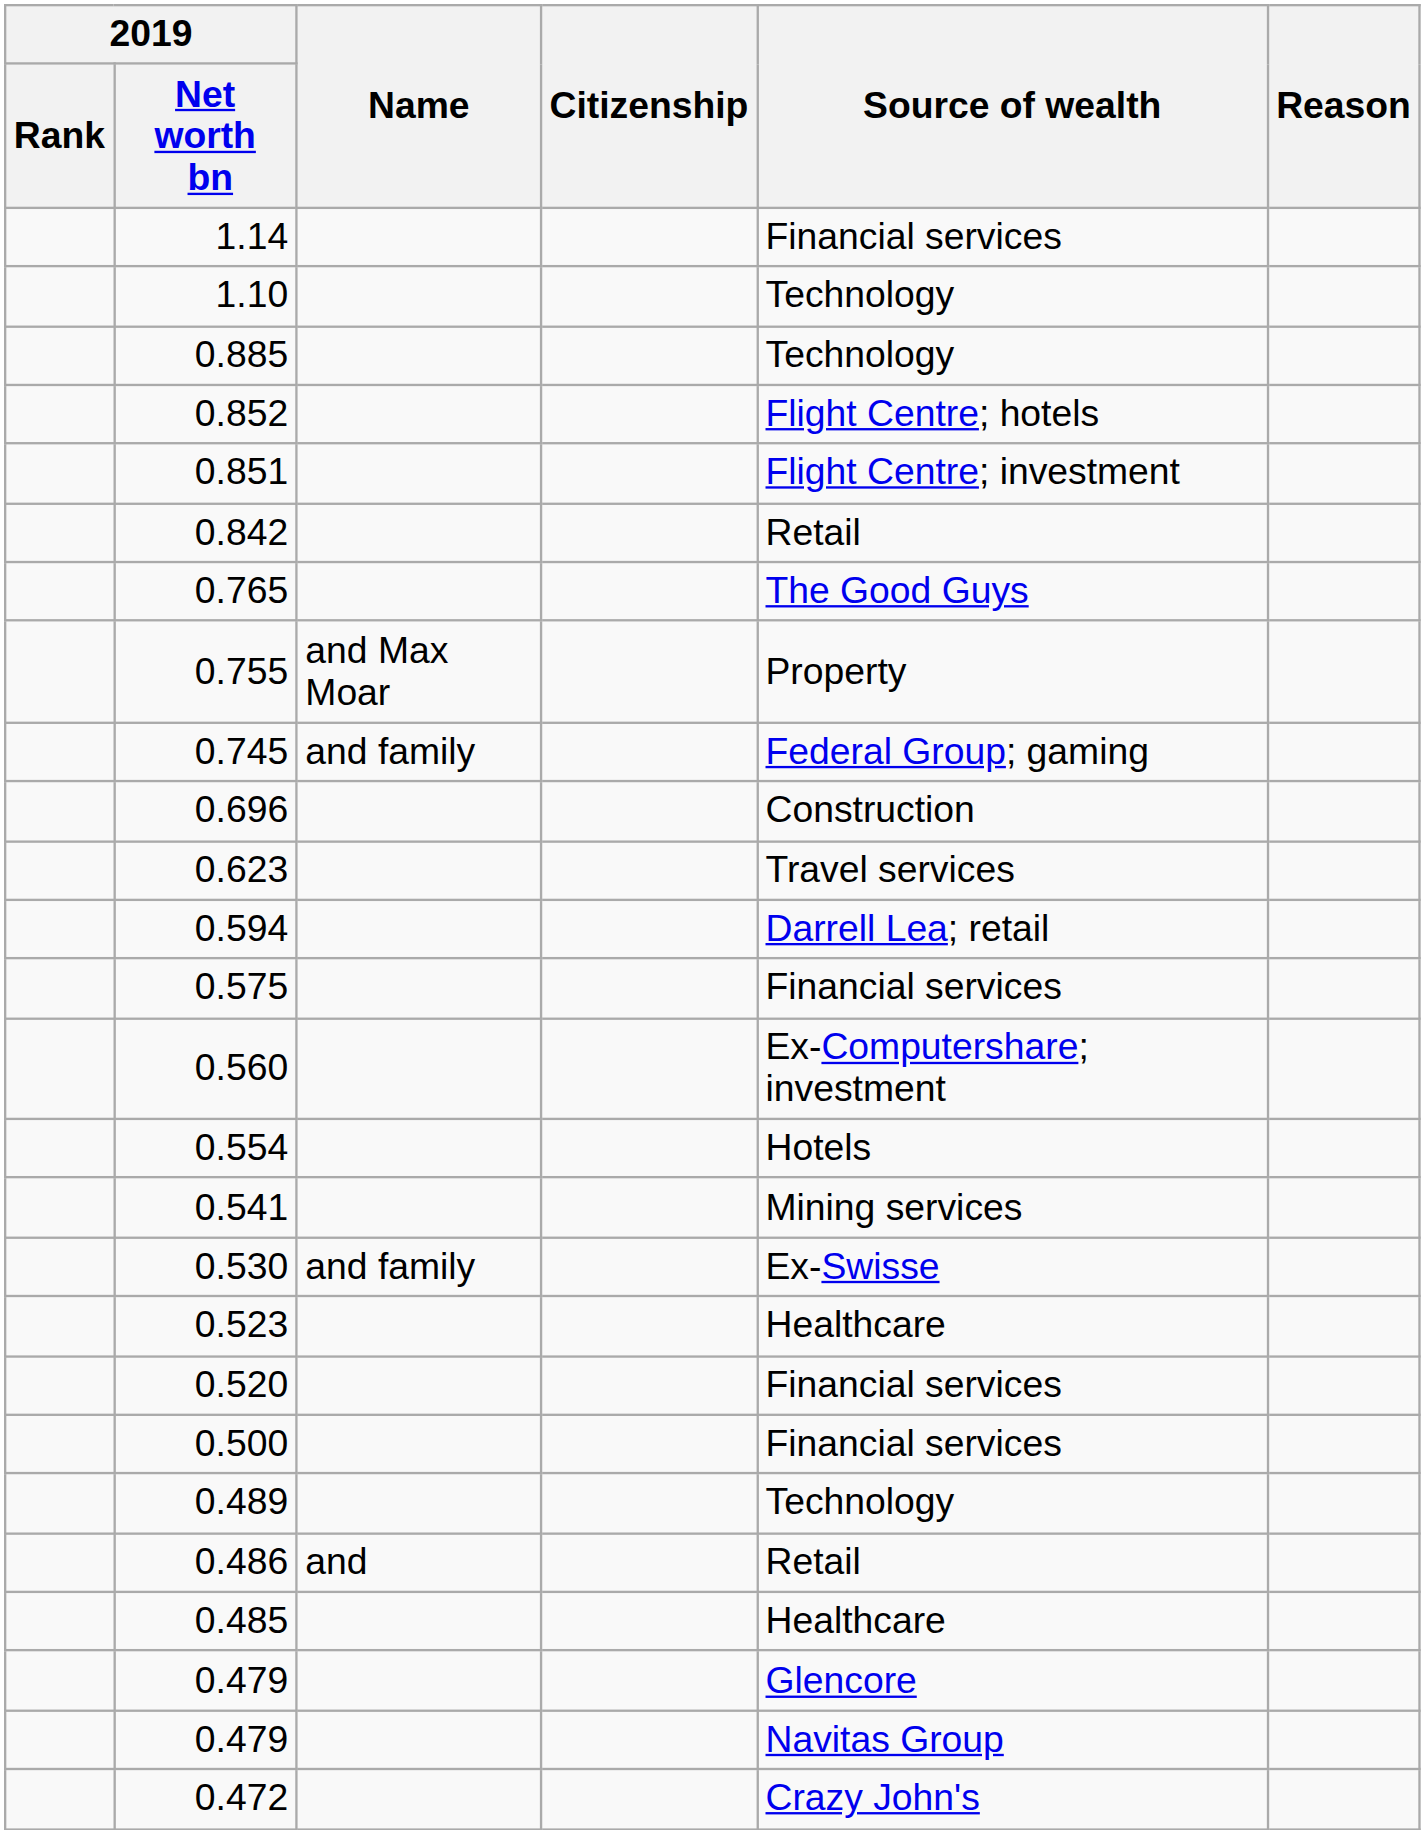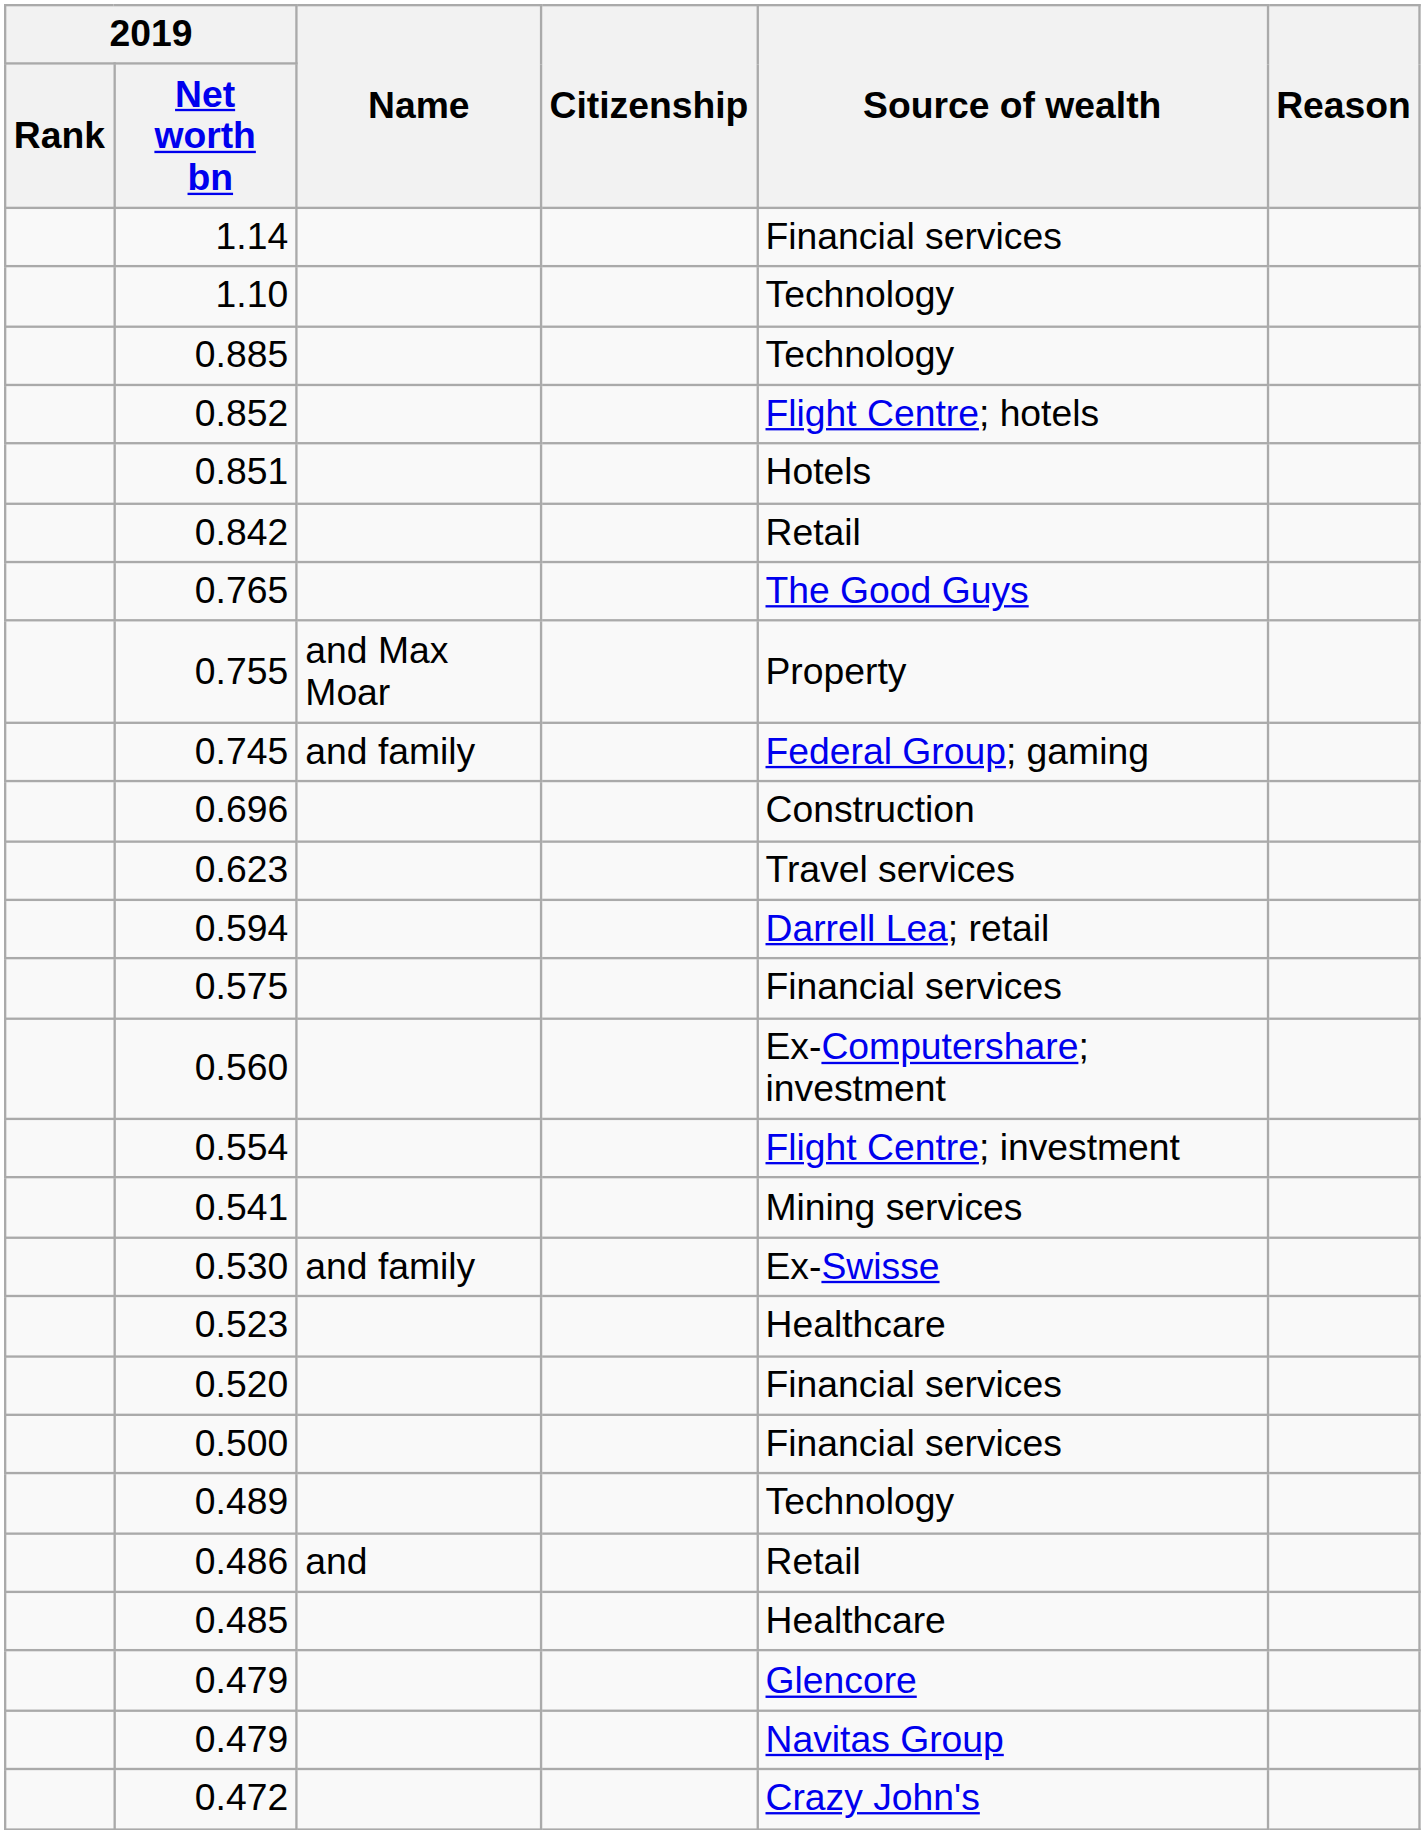(973, 472) Flight Centre; investment -> (818, 472) Hotels
(818, 1147) Hotels -> (973, 1147) Flight Centre; investment
